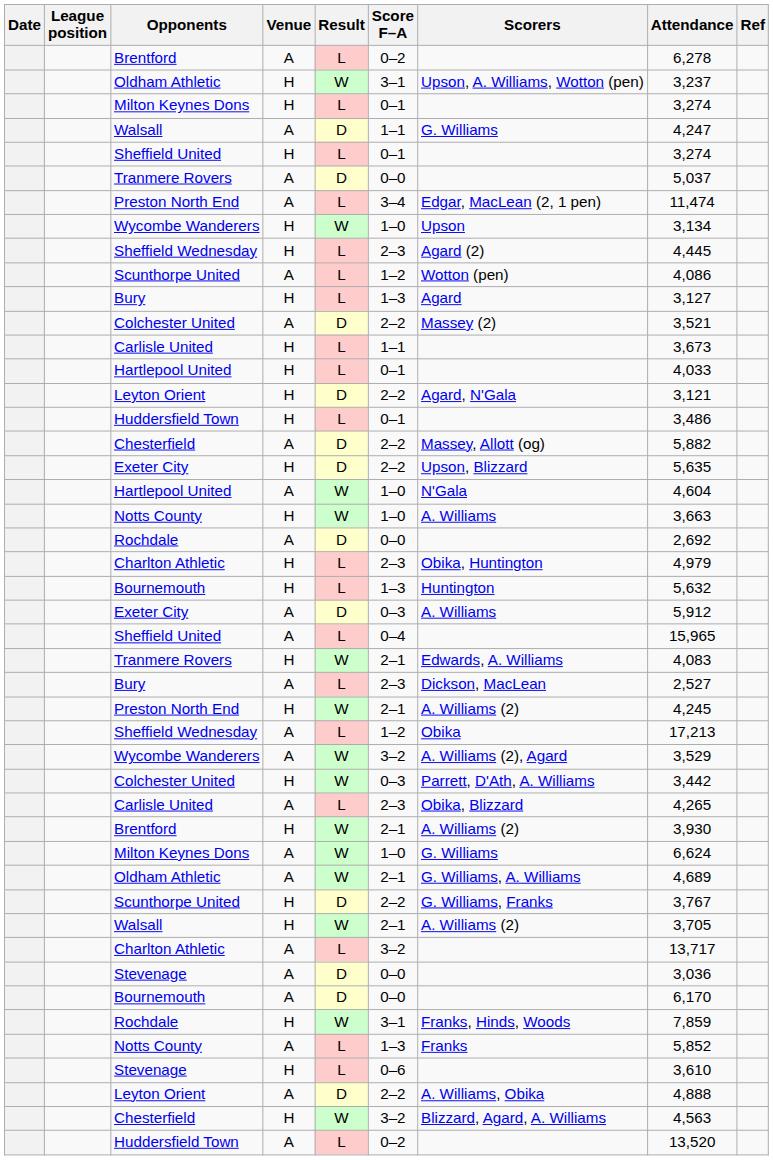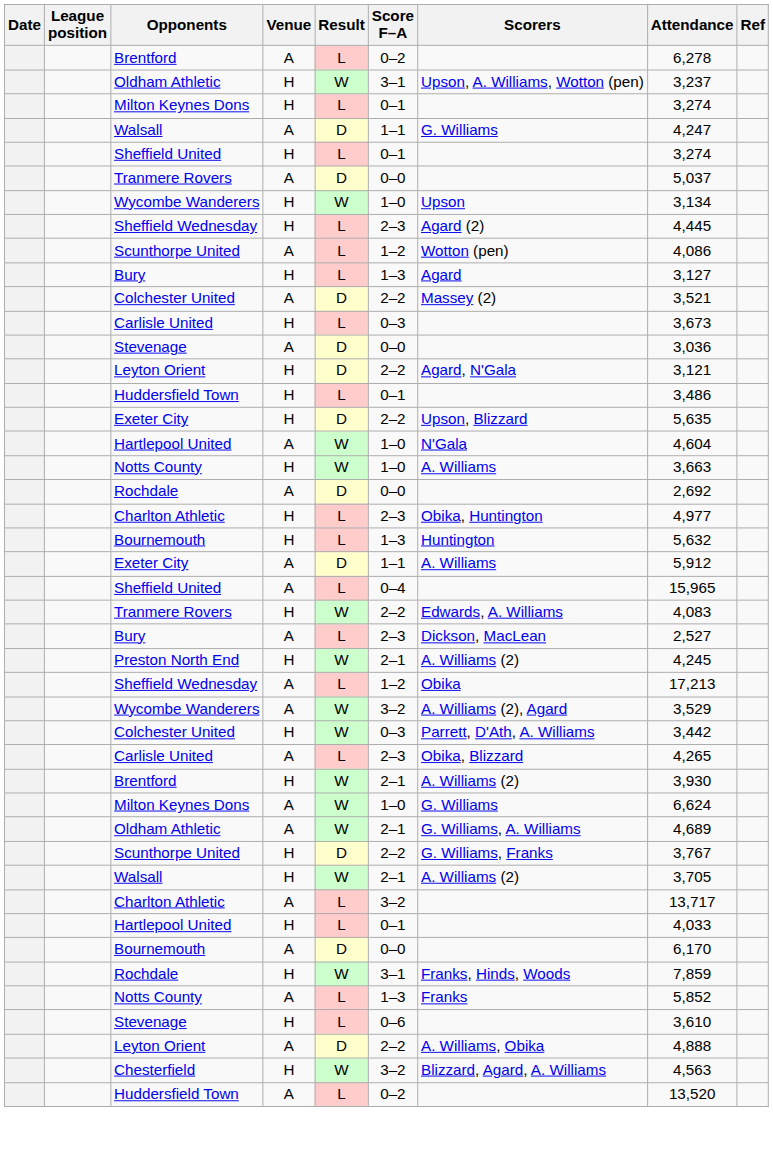- row: (177, 202)
(393, 347) 1–1 -> (393, 322) 0–3
rows swapped: (150, 973) <-> (173, 371)
- row: (155, 443)
(692, 563) 4,979 -> (692, 515) 4,977
(393, 612) 0–3 -> (393, 563) 1–1
(393, 660) 2–1 -> (393, 612) 2–2
